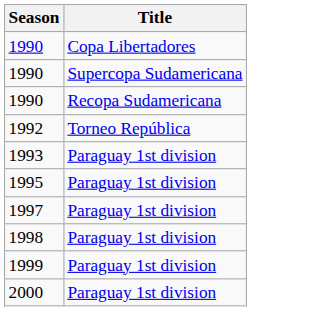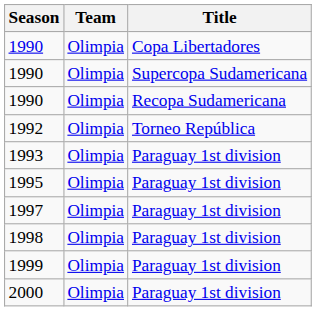+ column: (96, 18)
